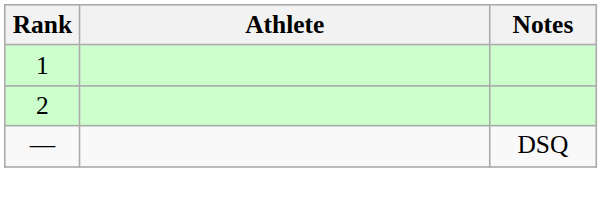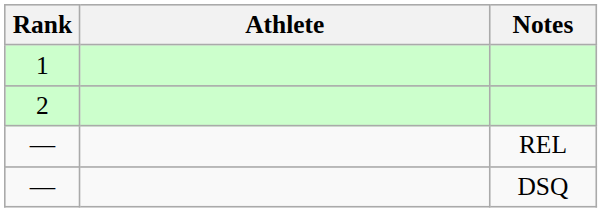+ row: (42, 145)
